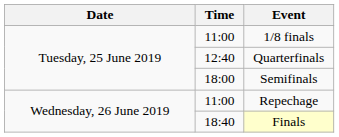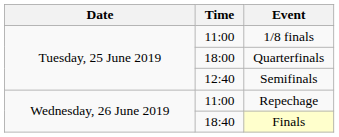(220, 57) 12:40 -> (220, 57) 18:00
(220, 79) 18:00 -> (220, 79) 12:40
